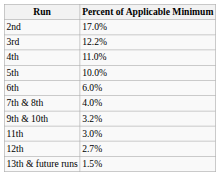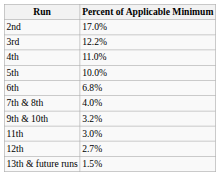(92, 88) 6.0% -> (92, 88) 6.8%
